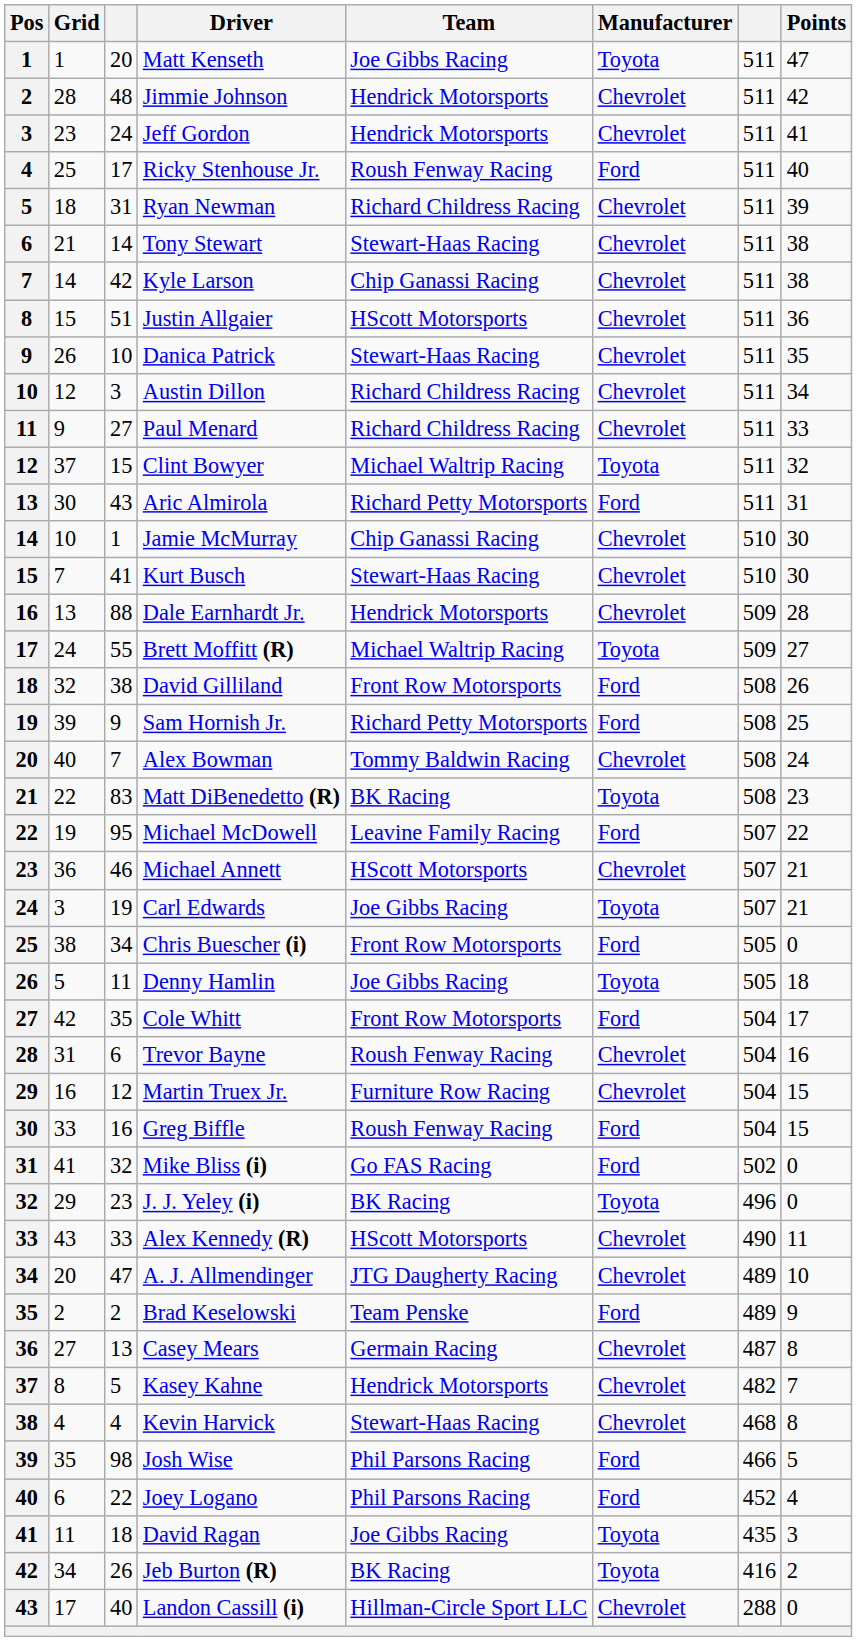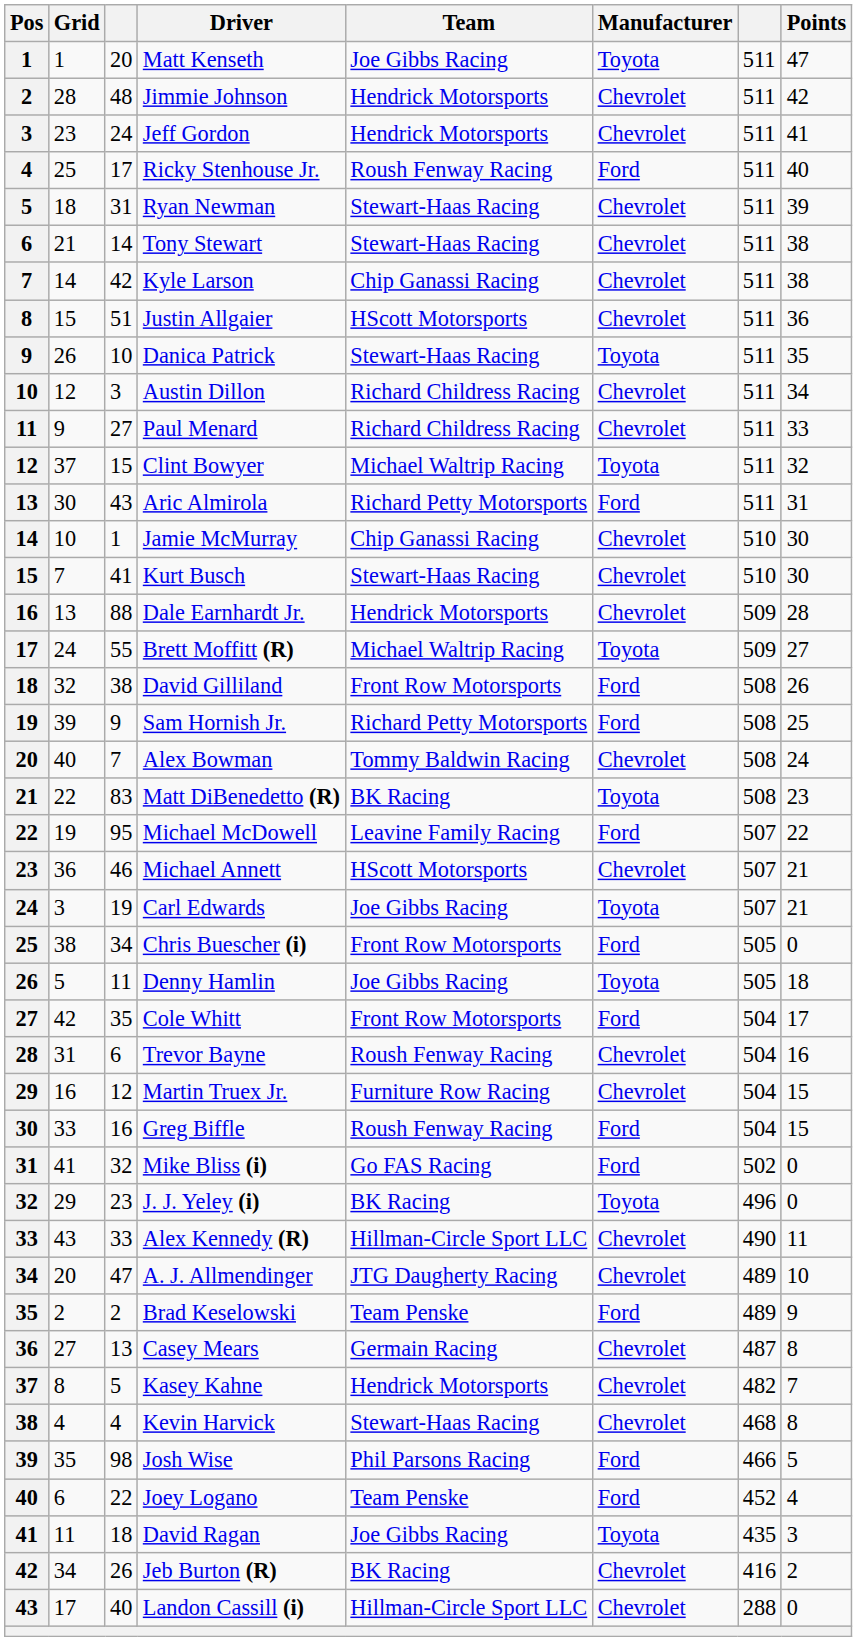(465, 207) Richard Childress Racing -> (445, 207) Stewart-Haas Racing
(642, 354) Chevrolet -> (628, 354) Toyota
(439, 1238) HScott Motorsports -> (469, 1238) Hillman-Circle Sport LLC
(440, 1496) Phil Parsons Racing -> (409, 1496) Team Penske
(628, 1570) Toyota -> (642, 1570) Chevrolet
